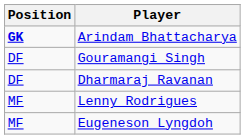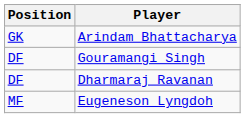(16, 37) bold -> (16, 37) normal
- row: (137, 102)
